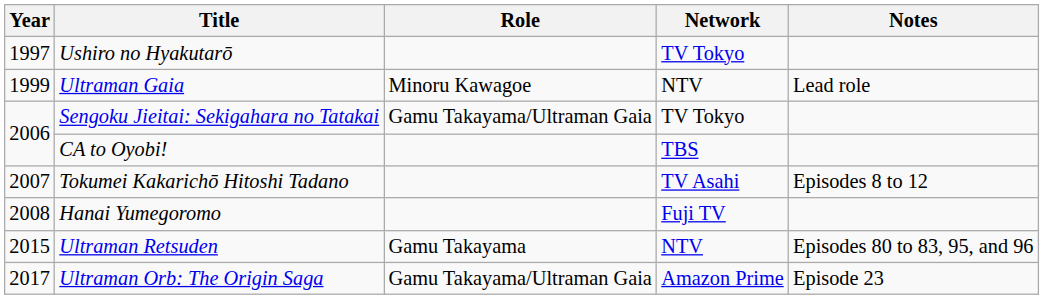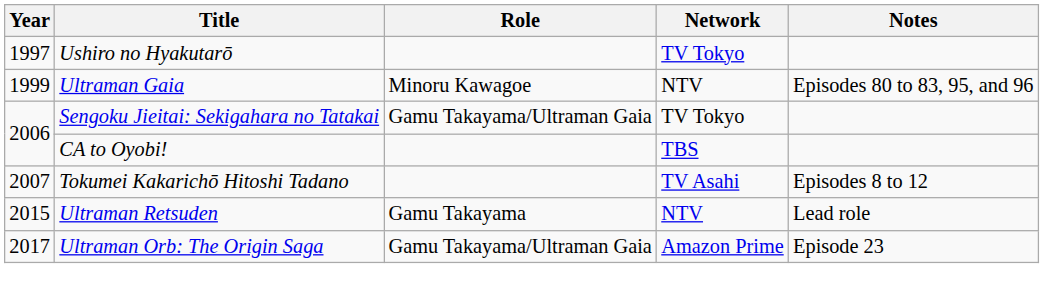(832, 85) Lead role -> (913, 85) Episodes 80 to 83, 95, and 96
- row: (140, 213)
(913, 246) Episodes 80 to 83, 95, and 96 -> (832, 213) Lead role
